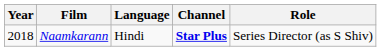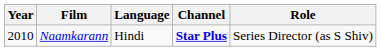(21, 35) 2018 -> (21, 35) 2010
